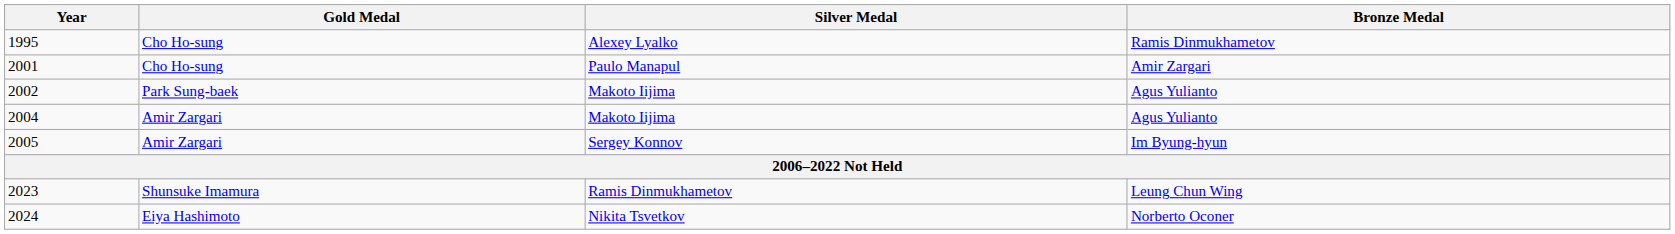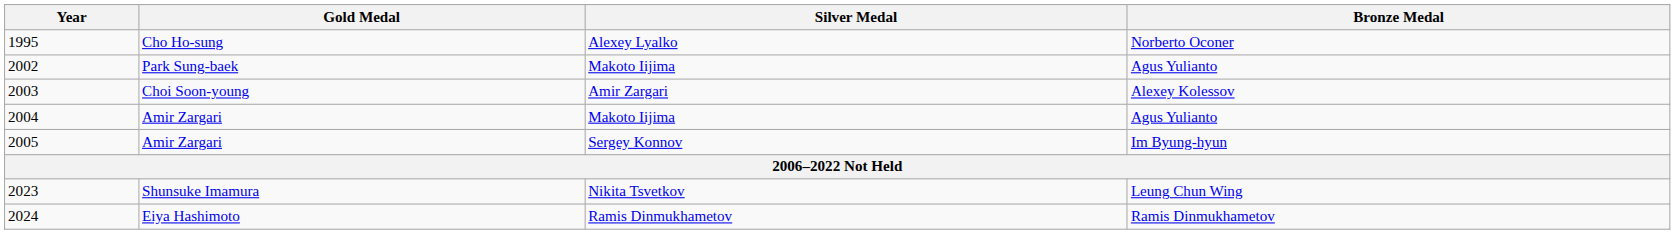(1203, 42) Ramis Dinmukhametov -> (1182, 42) Norberto Oconer
- row: (23, 67)
+ row: (23, 92)
(660, 191) Ramis Dinmukhametov -> (636, 191) Nikita Tsvetkov
(636, 216) Nikita Tsvetkov -> (660, 216) Ramis Dinmukhametov
(1182, 216) Norberto Oconer -> (1203, 216) Ramis Dinmukhametov
